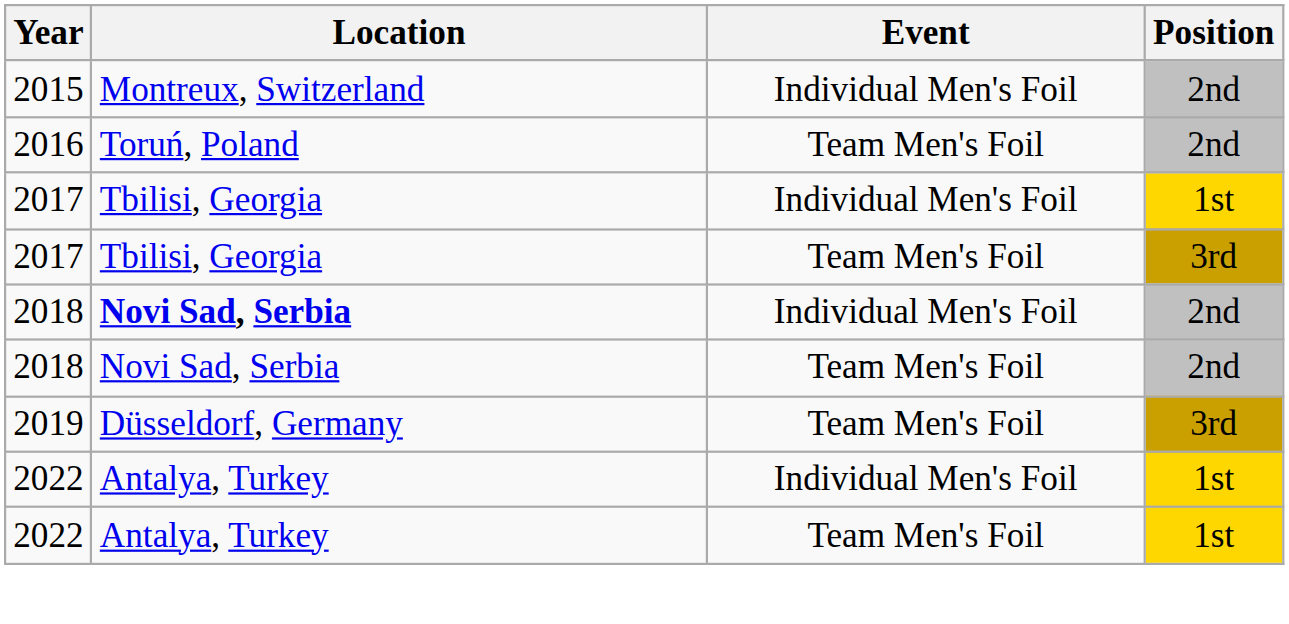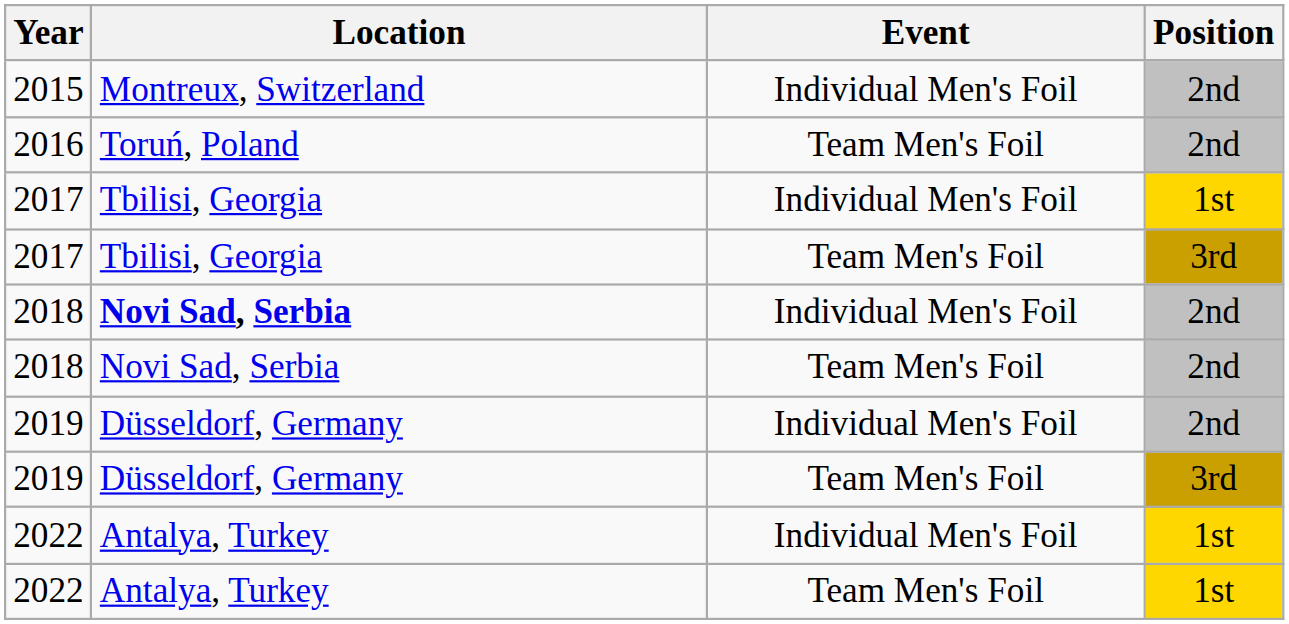+ row: (48, 423)
